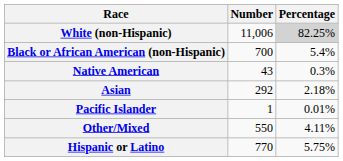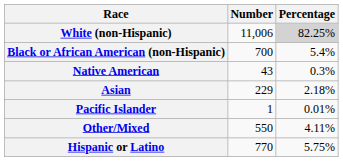(264, 90) 292 -> (264, 90) 229
